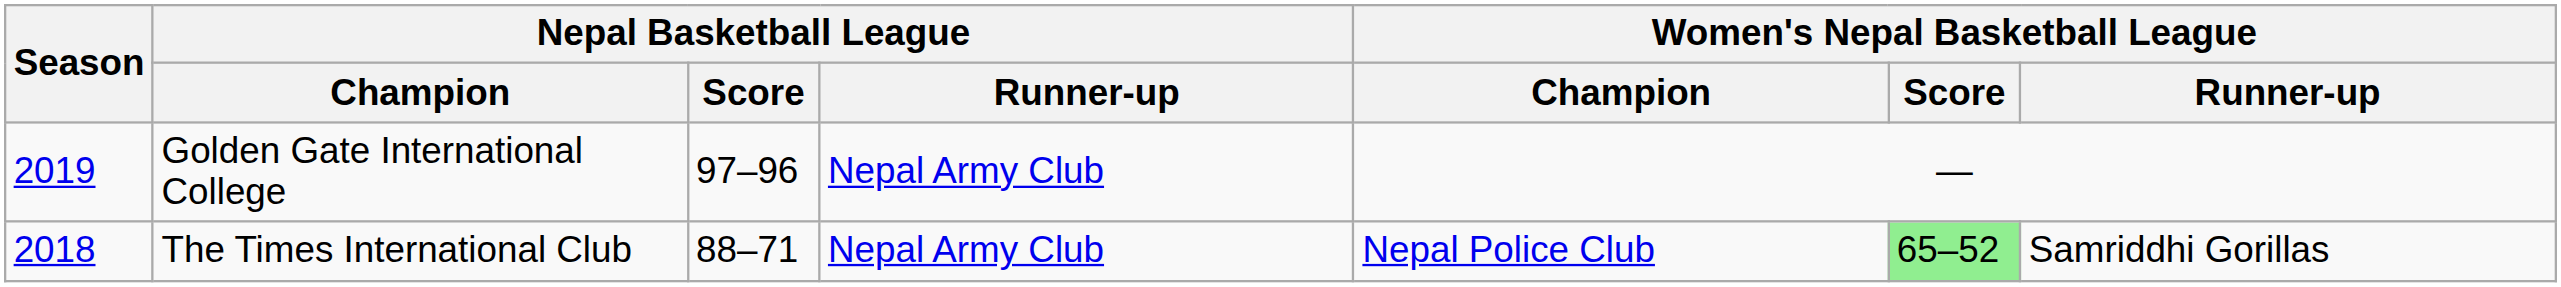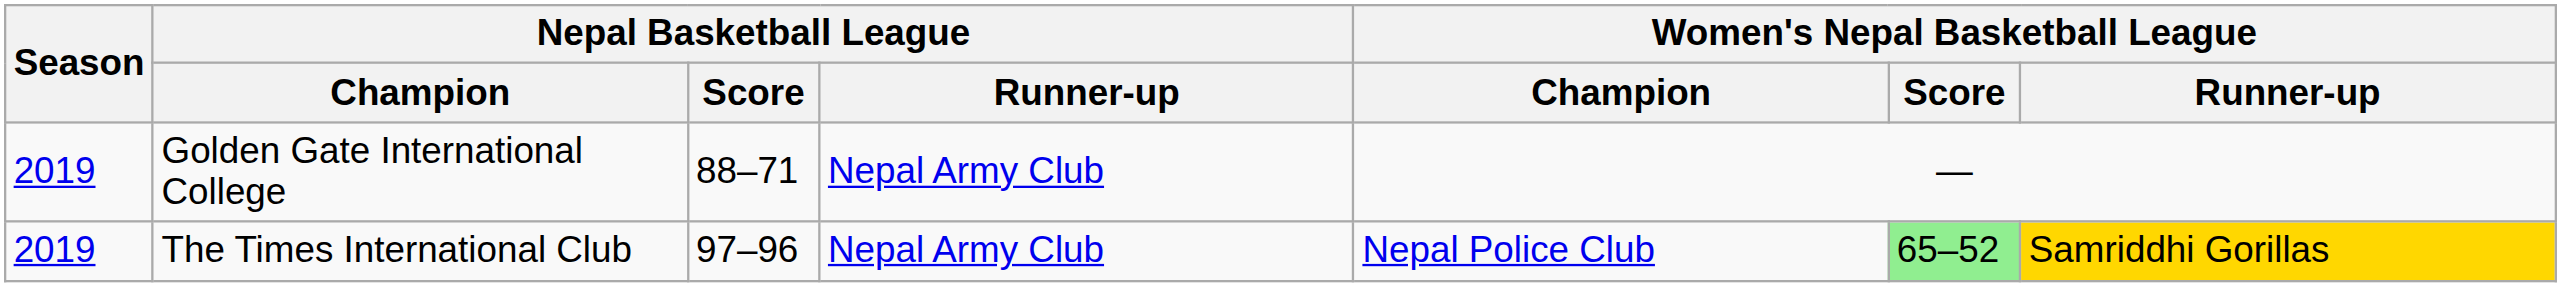(747, 171) 97–96 -> (747, 171) 88–71
(55, 250) 2018 -> (55, 250) 2019
(747, 250) 88–71 -> (747, 250) 97–96
(2179, 250) no background -> (2179, 250) gold background
